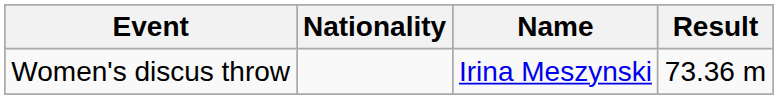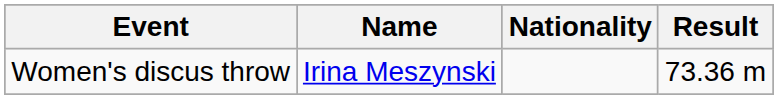columns swapped: (555, 26) <-> (375, 26)
